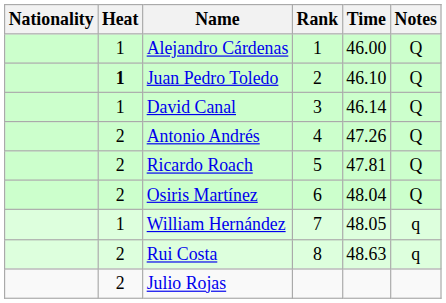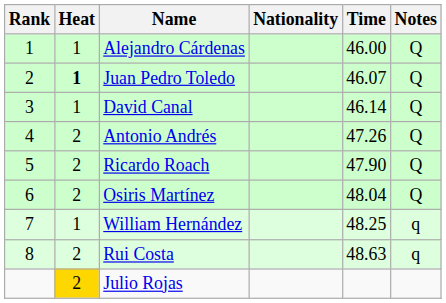columns swapped: (317, 19) <-> (51, 19)
(366, 77) 46.10 -> (366, 77) 46.07
(366, 165) 47.81 -> (366, 165) 47.90
(366, 224) 48.05 -> (366, 224) 48.25
(120, 283) no background -> (77, 283) gold background
